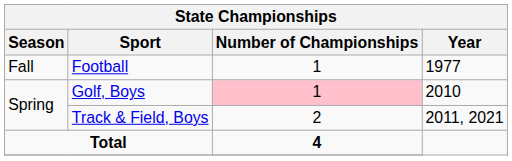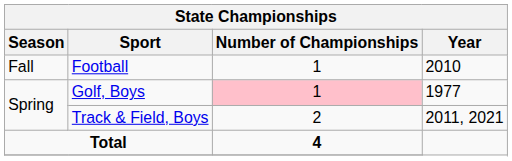(443, 67) 1977 -> (443, 67) 2010
(443, 92) 2010 -> (443, 92) 1977
